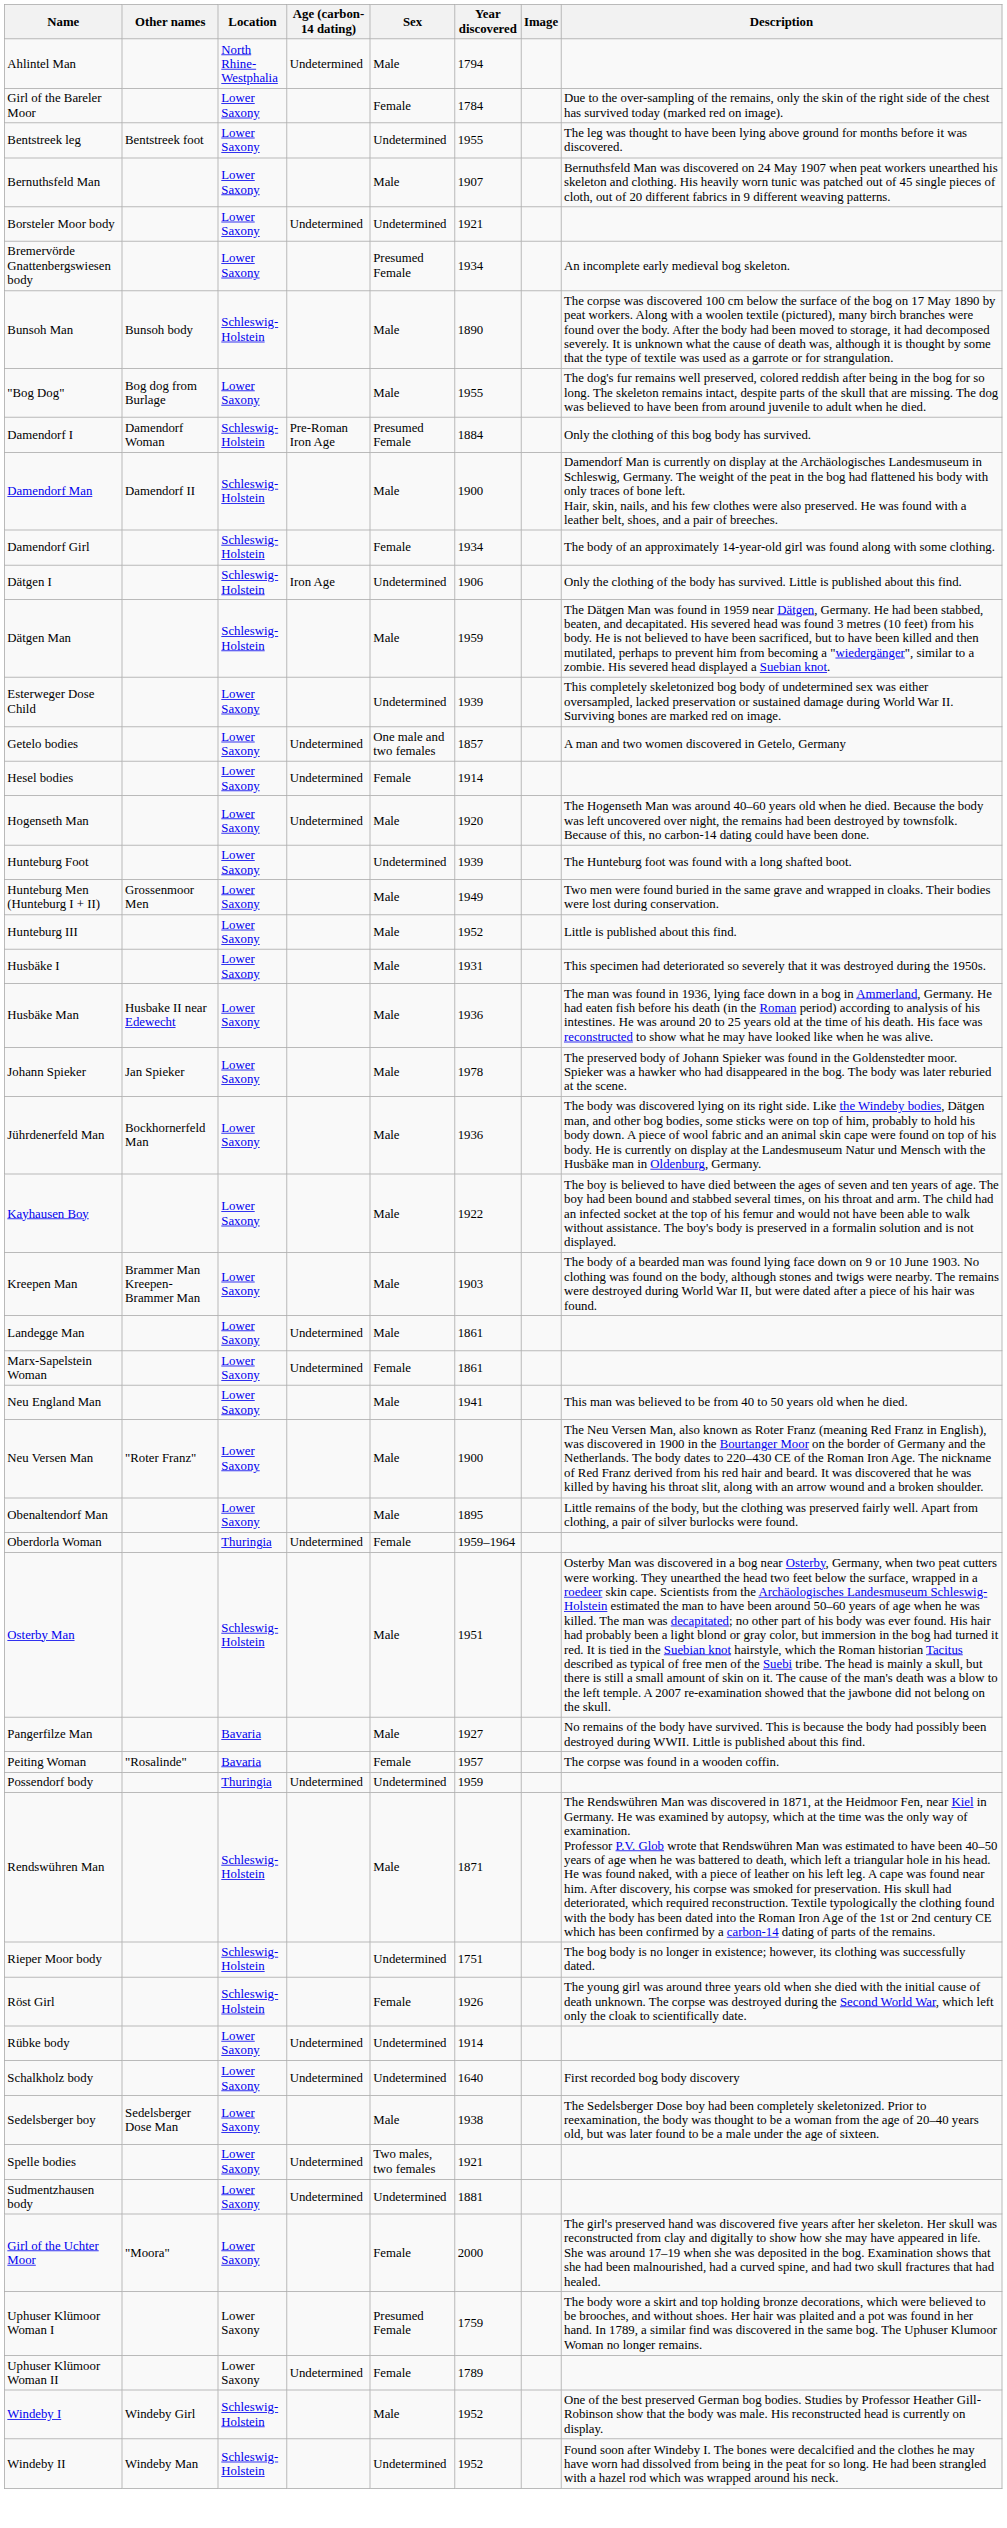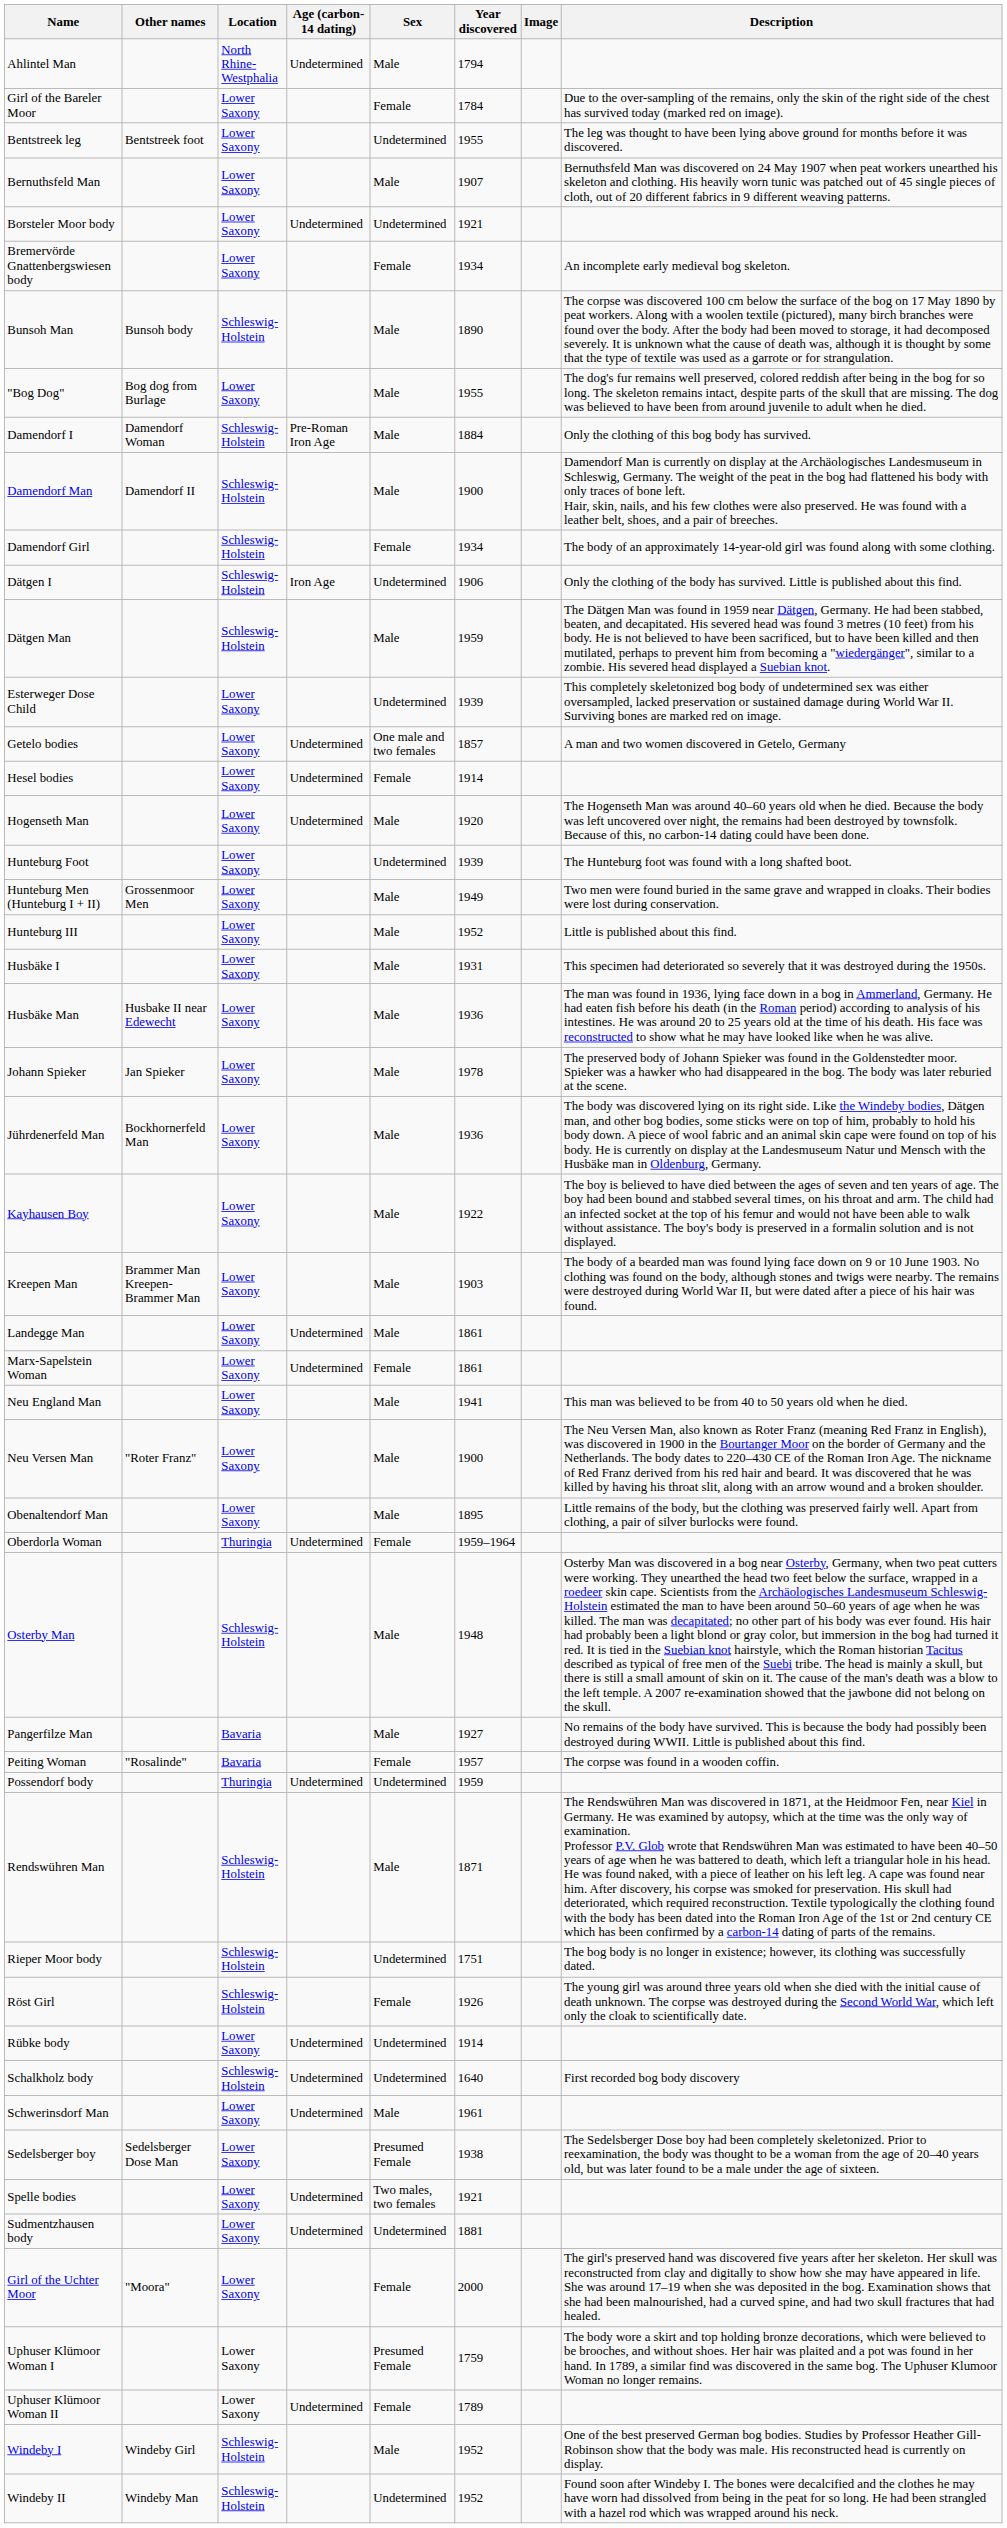(398, 266) Presumed Female -> (392, 266) Female
(398, 434) Presumed Female -> (386, 434) Male
(470, 1634) 1951 -> (470, 1634) 1948
(241, 2078) Lower Saxony -> (250, 2078) Schleswig-Holstein
+ row: (58, 2112)
(386, 2120) Male -> (398, 2154) Presumed Female
